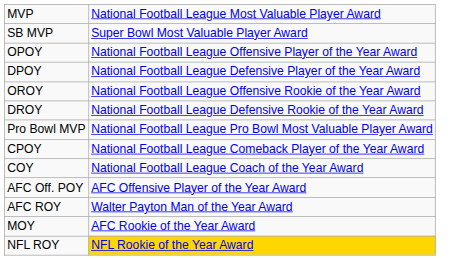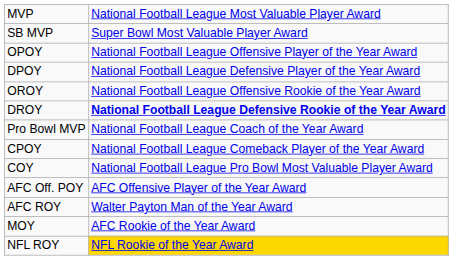(257, 110) normal -> (268, 110) bold
(262, 129) National Football League Pro Bowl Most Valuable Player Award -> (227, 129) National Football League Coach of the Year Award
(227, 168) National Football League Coach of the Year Award -> (262, 168) National Football League Pro Bowl Most Valuable Player Award
